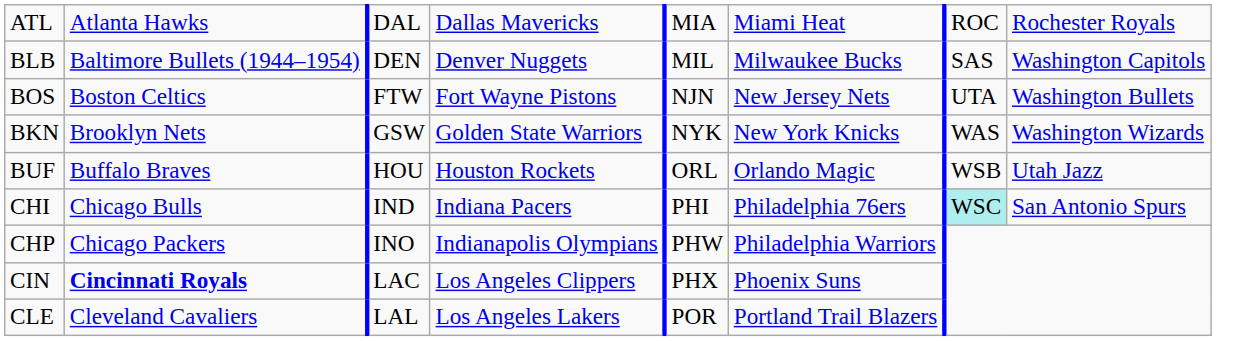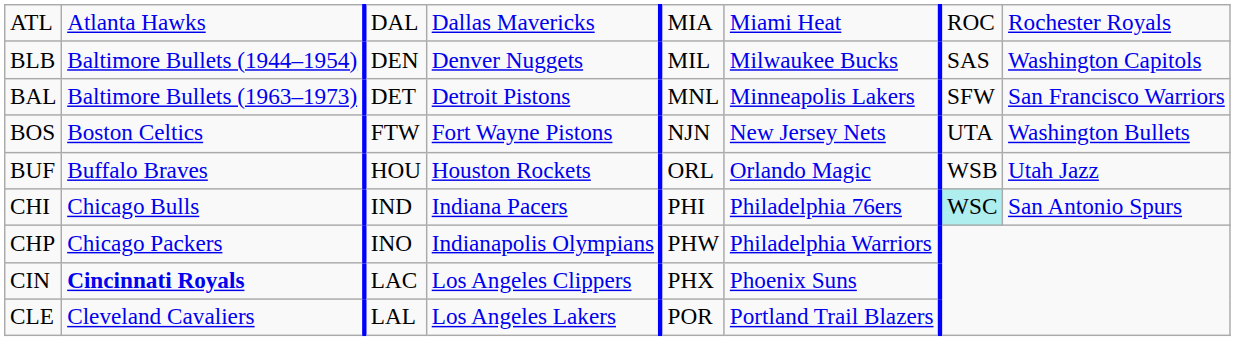+ row: (33, 96)
- row: (35, 133)
